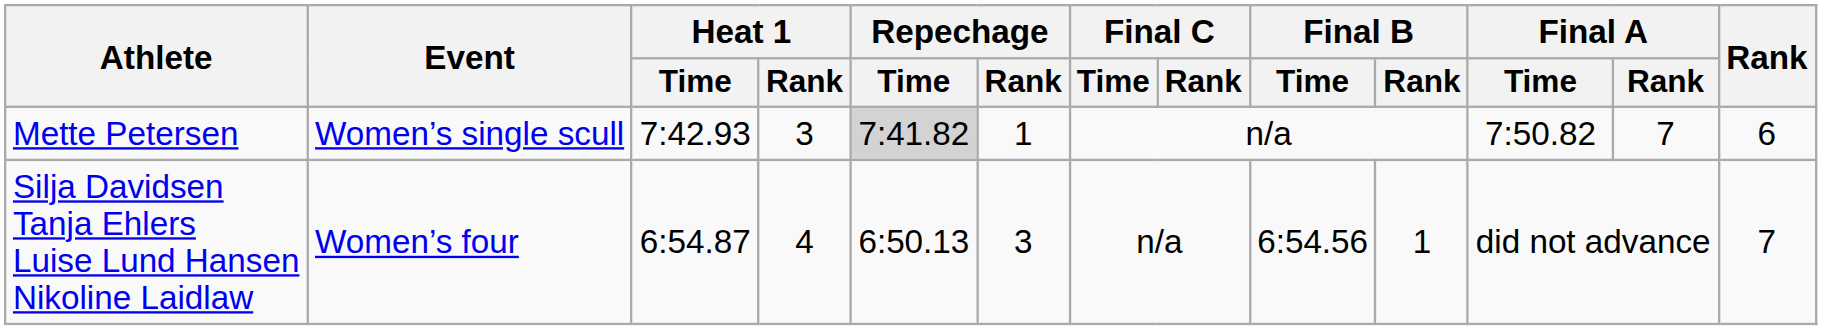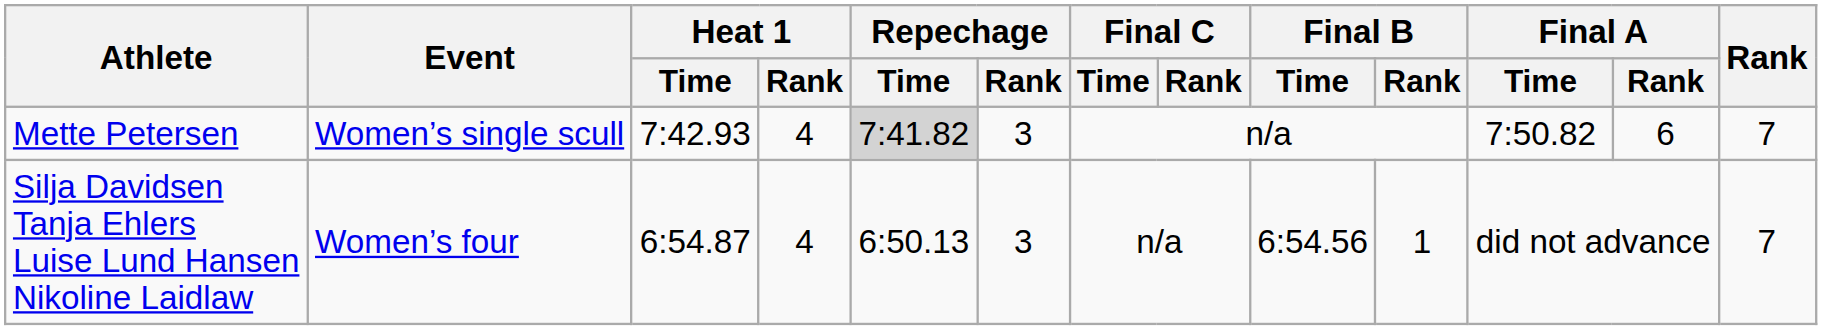(805, 134) 3 -> (805, 134) 4
(1023, 134) 1 -> (1023, 134) 3
(1666, 134) 7 -> (1666, 134) 6
(1767, 134) 6 -> (1767, 134) 7
